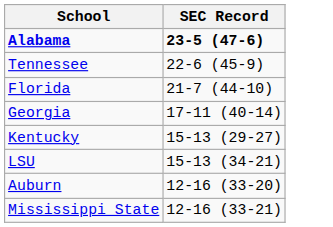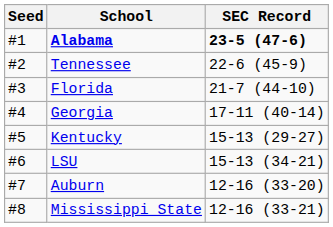+ column: (26, 17)
